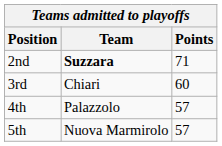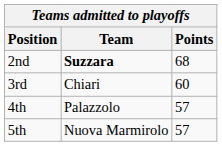(182, 61) 71 -> (182, 61) 68
